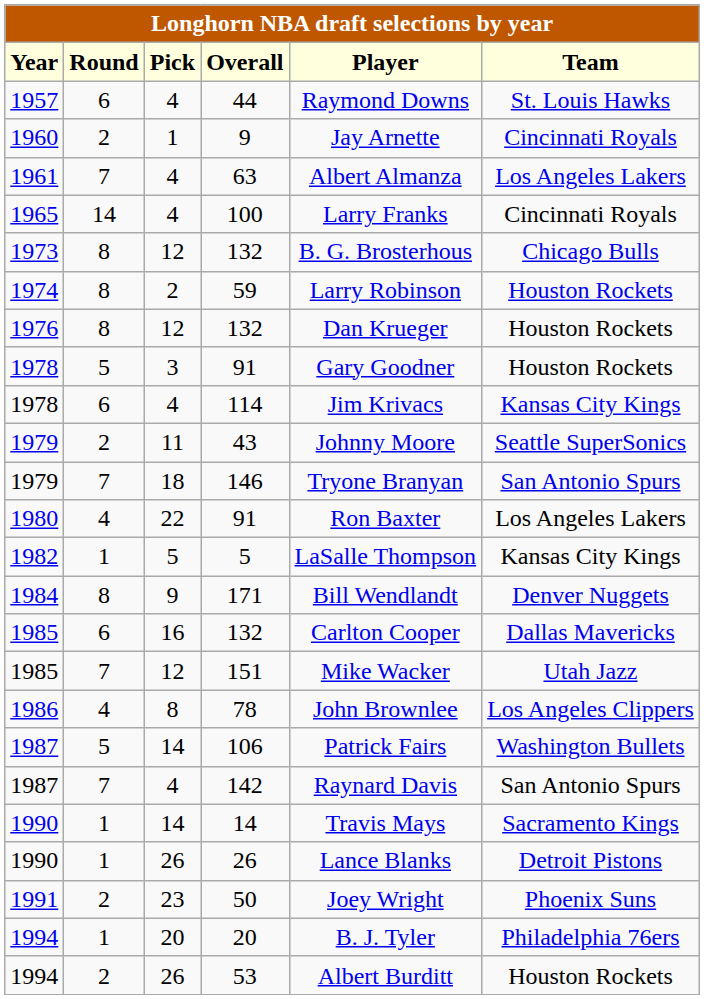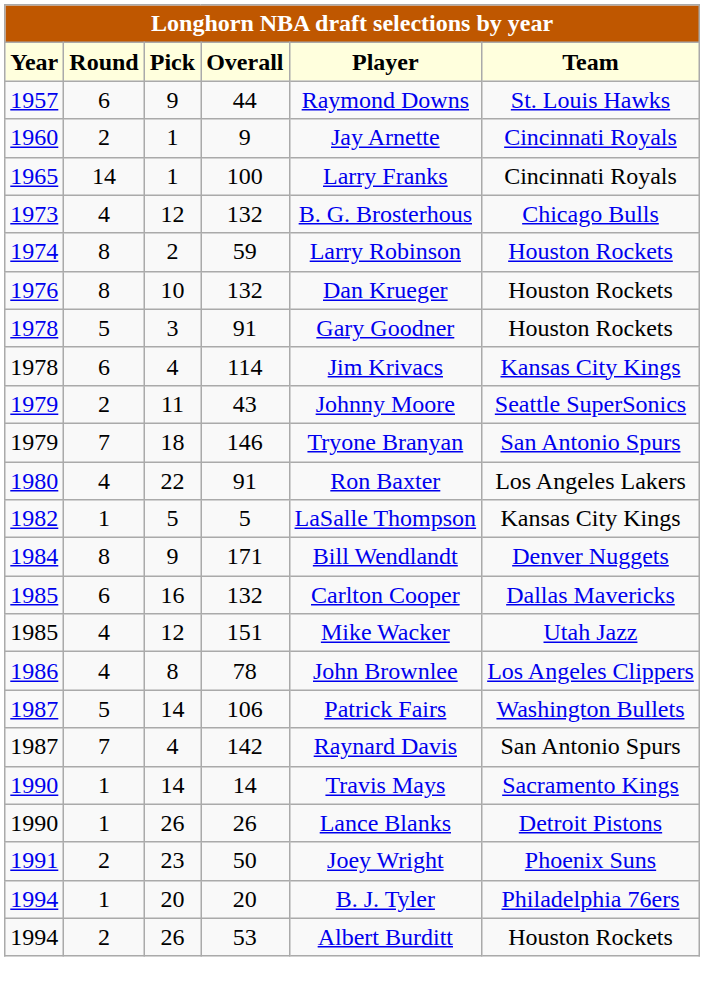(172, 99) 4 -> (172, 99) 9
- row: (34, 175)
(172, 213) 4 -> (172, 175) 1
(104, 251) 8 -> (104, 213) 4
(172, 328) 12 -> (172, 289) 10
(104, 670) 7 -> (104, 632) 4
